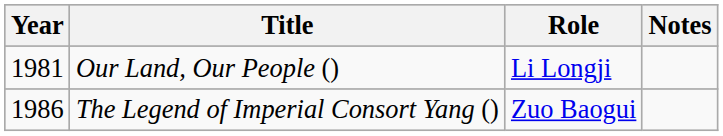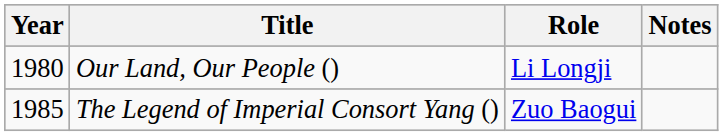(37, 67) 1981 -> (37, 67) 1980
(37, 109) 1986 -> (37, 109) 1985
